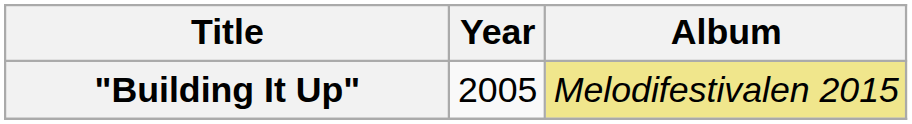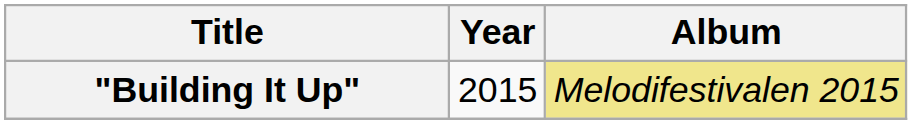(498, 89) 2005 -> (498, 89) 2015
